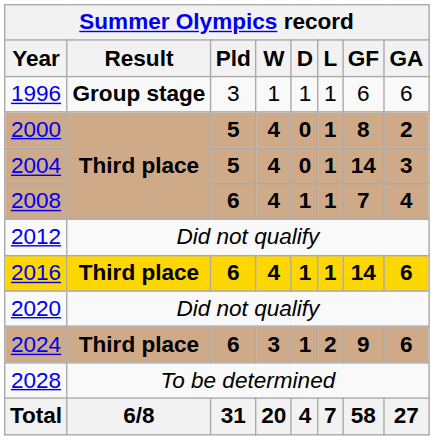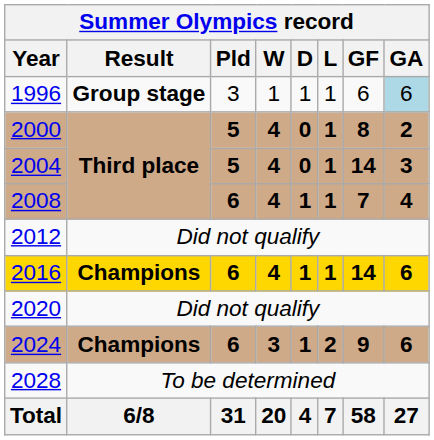(406, 93) no background -> (406, 93) lightblue background
(139, 272) Third place -> (139, 272) Champions
(139, 344) Third place -> (139, 344) Champions
